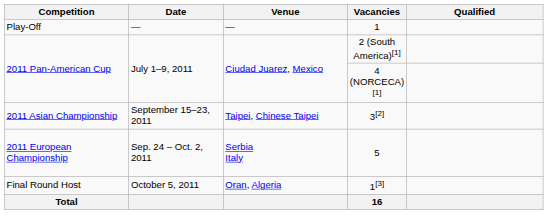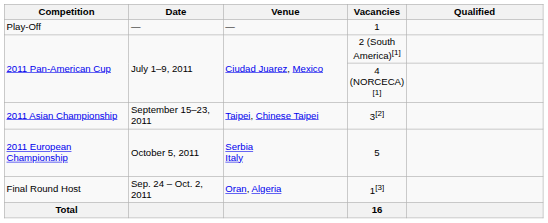(167, 152) Sep. 24 – Oct. 2, 2011 -> (165, 152) October 5, 2011
(165, 185) October 5, 2011 -> (167, 189) Sep. 24 – Oct. 2, 2011
